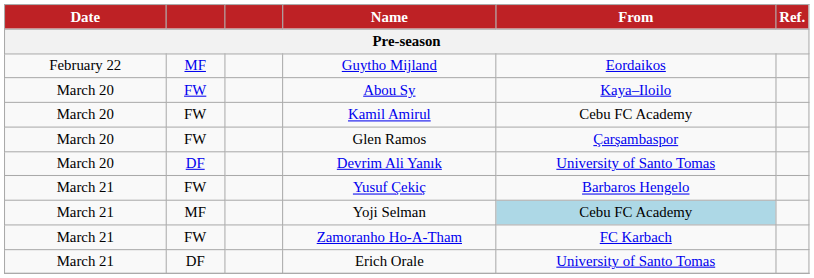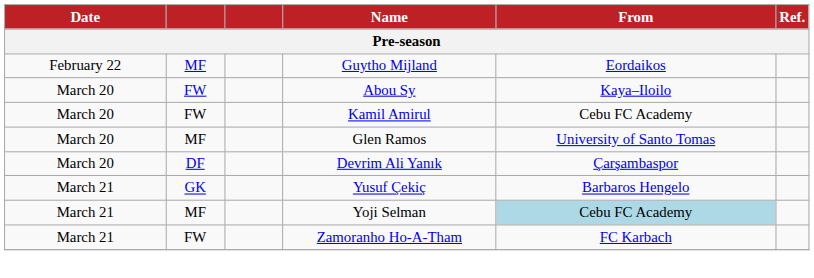(195, 139) FW -> (195, 139) MF
(636, 139) Çarşambaspor -> (636, 139) University of Santo Tomas
(636, 163) University of Santo Tomas -> (636, 163) Çarşambaspor
(195, 188) FW -> (195, 188) GK
- row: (389, 261)
